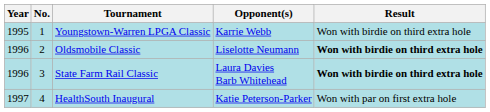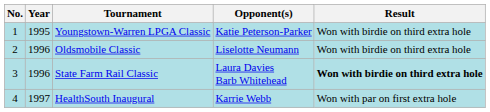columns swapped: (42, 13) <-> (18, 13)
(243, 31) Karrie Webb -> (264, 31) Katie Peterson-Parker
(400, 49) bold -> (394, 49) normal
(264, 98) Katie Peterson-Parker -> (243, 98) Karrie Webb
